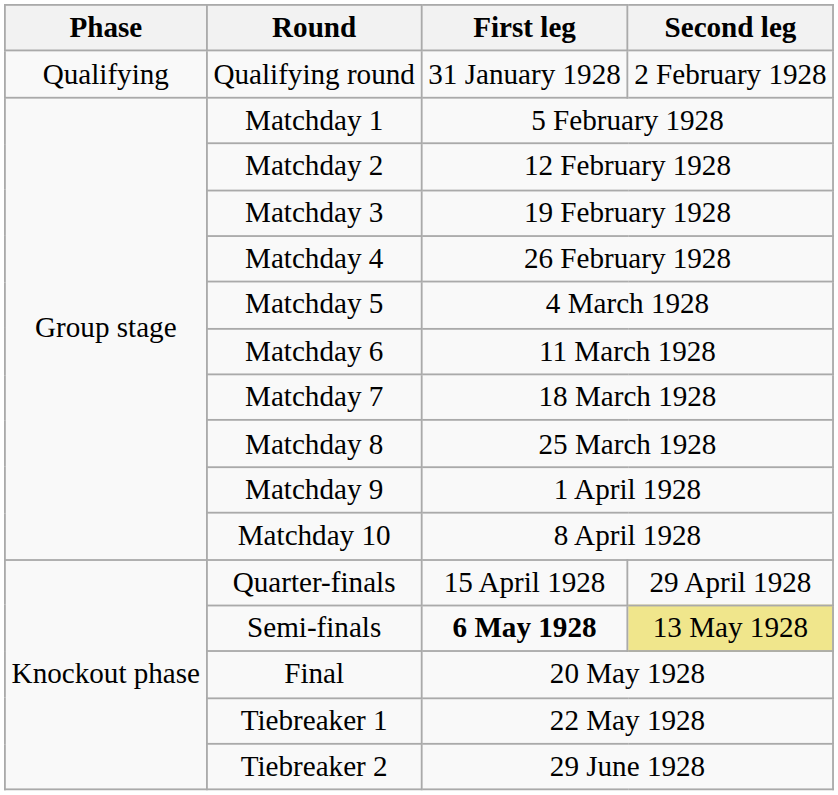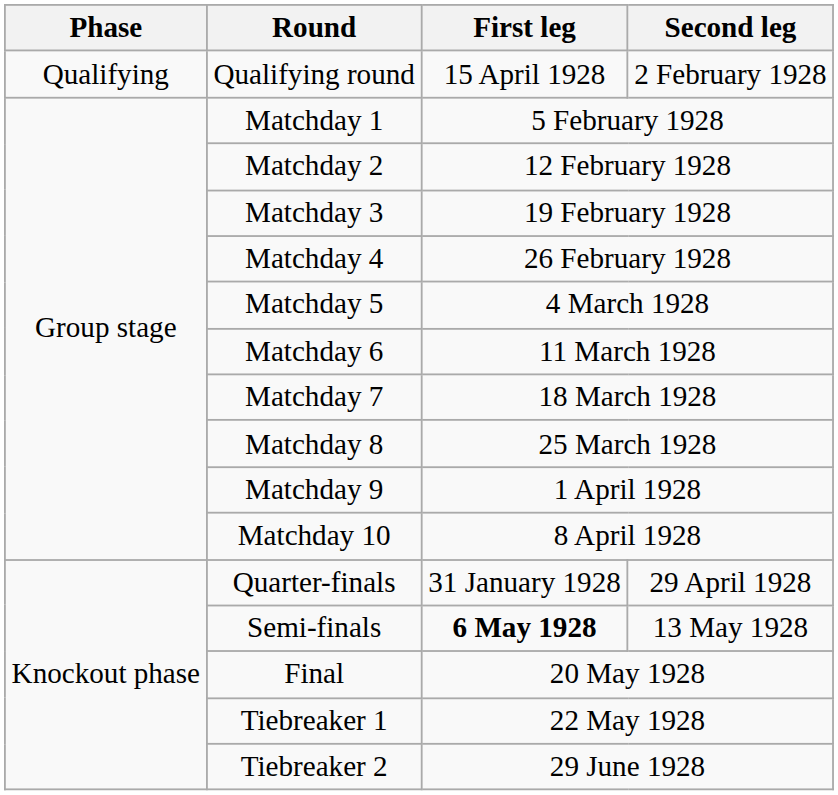(525, 73) 31 January 1928 -> (525, 73) 15 April 1928
(525, 581) 15 April 1928 -> (525, 581) 31 January 1928
(730, 627) khaki background -> (730, 627) no background
